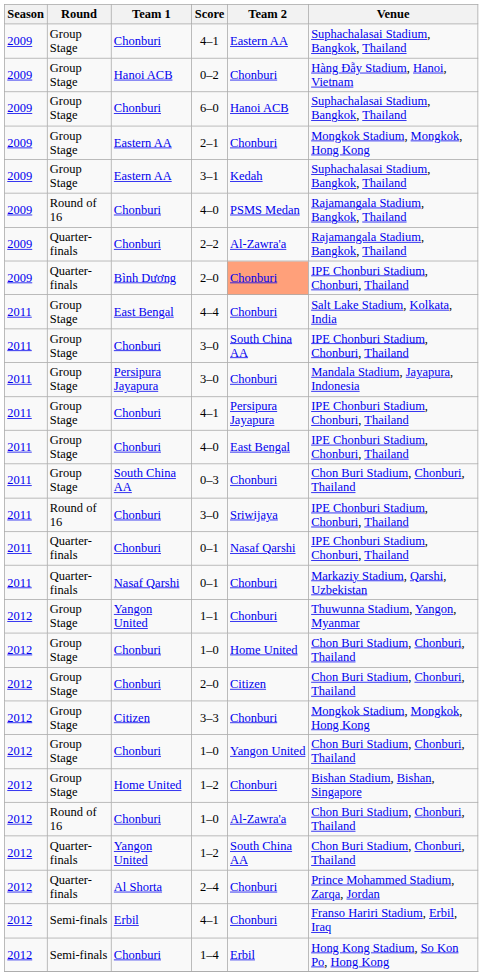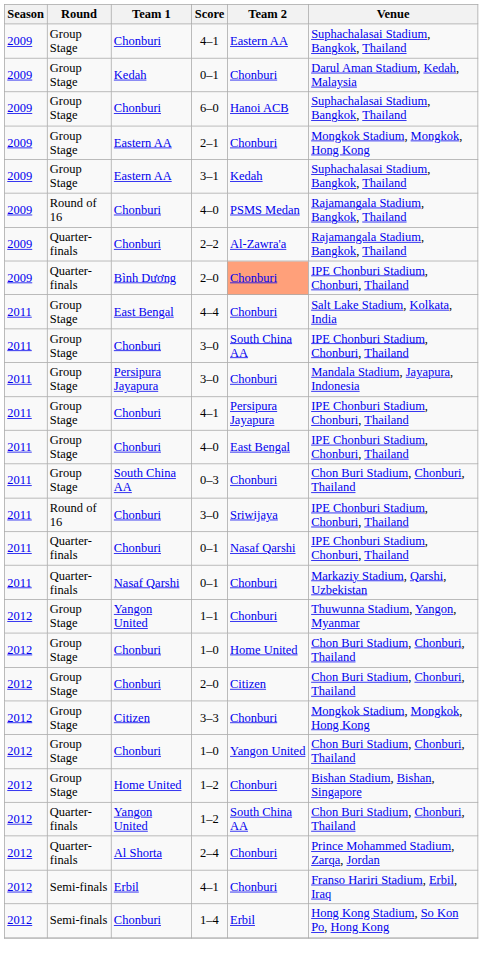+ row: (66, 75)
- row: (66, 75)
- row: (73, 819)
